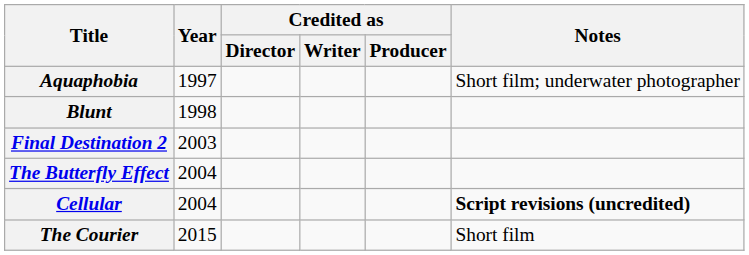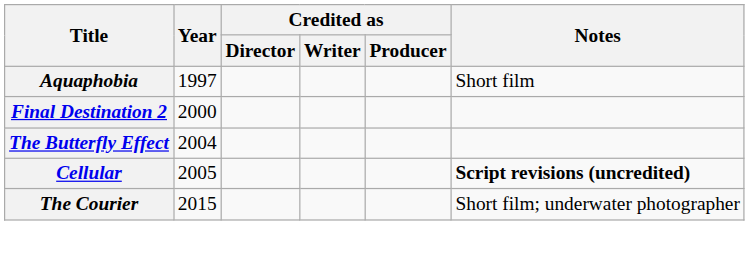(598, 81) Short film; underwater photographer -> (495, 81) Short film
- row: (89, 111)
(197, 142) 2003 -> (197, 111) 2000
(197, 204) 2004 -> (197, 173) 2005
(495, 234) Short film -> (598, 204) Short film; underwater photographer
